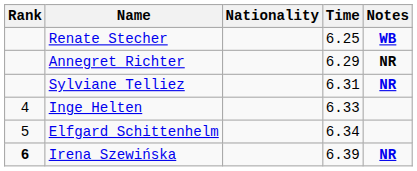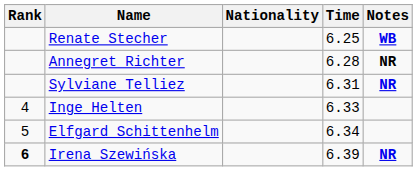(343, 62) 6.29 -> (343, 62) 6.28
